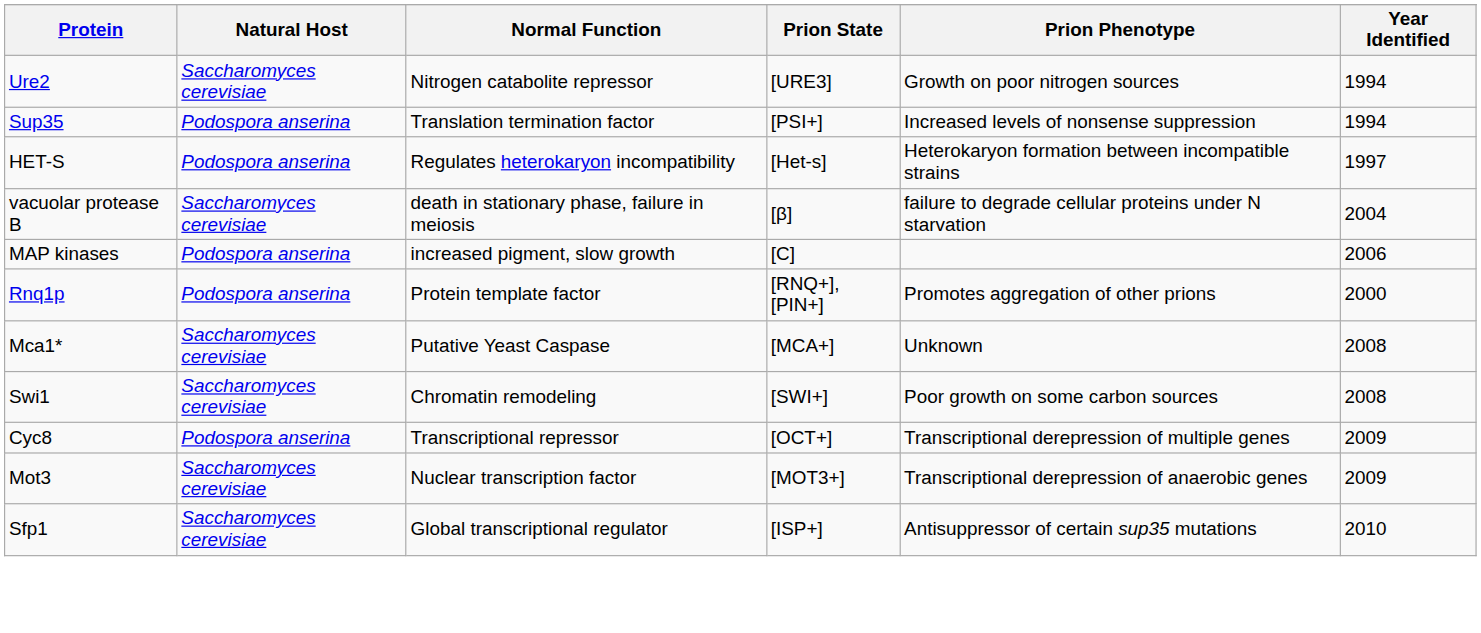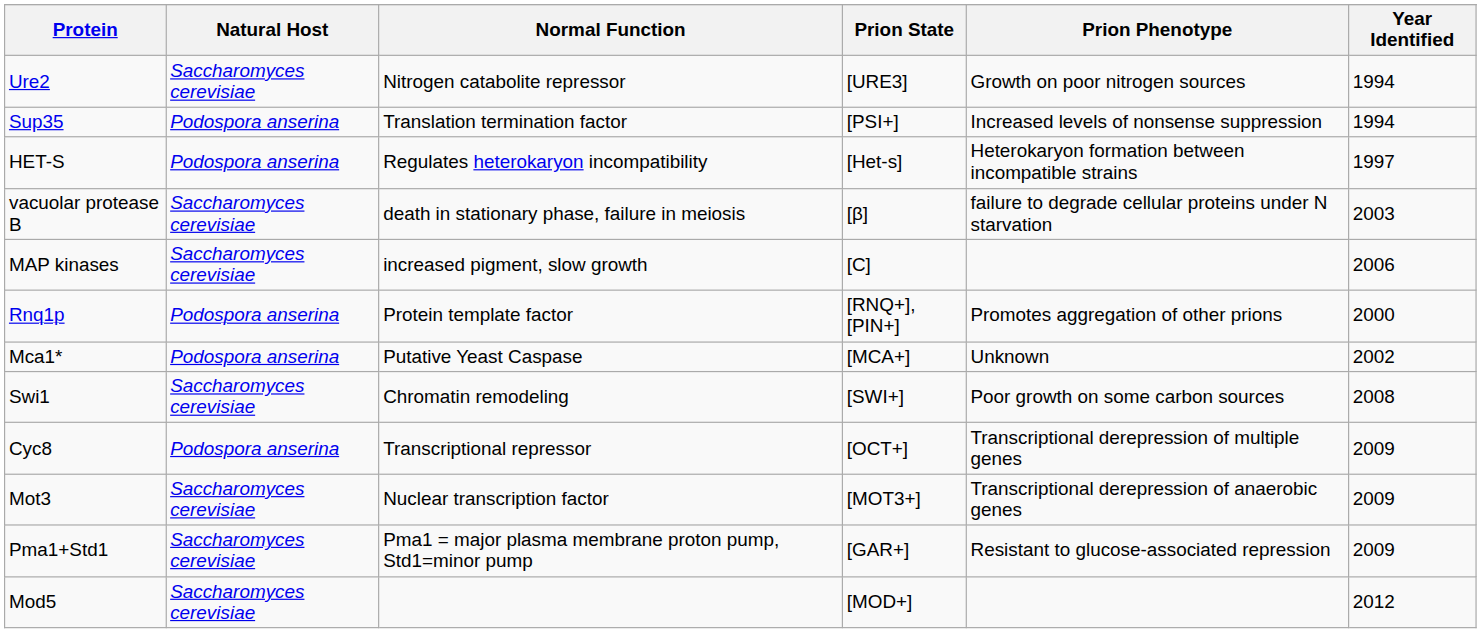(1366, 213) 2004 -> (1374, 213) 2003
(266, 254) Podospora anserina -> (237, 264) Saccharomyces cerevisiae
(249, 345) Saccharomyces cerevisiae -> (255, 356) Podospora anserina
(1366, 345) 2008 -> (1374, 356) 2002
+ row: (59, 550)
- row: (28, 529)
+ row: (33, 601)
